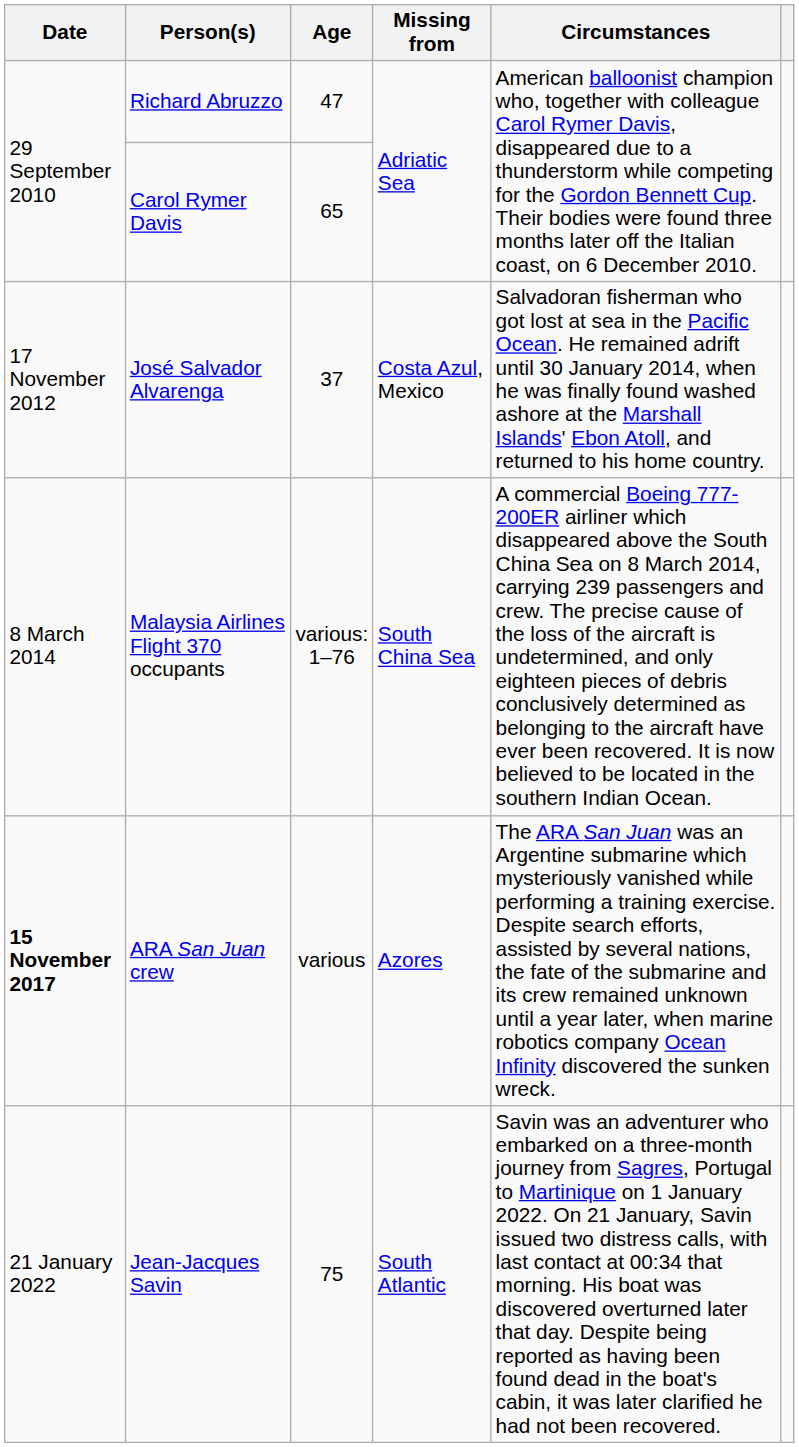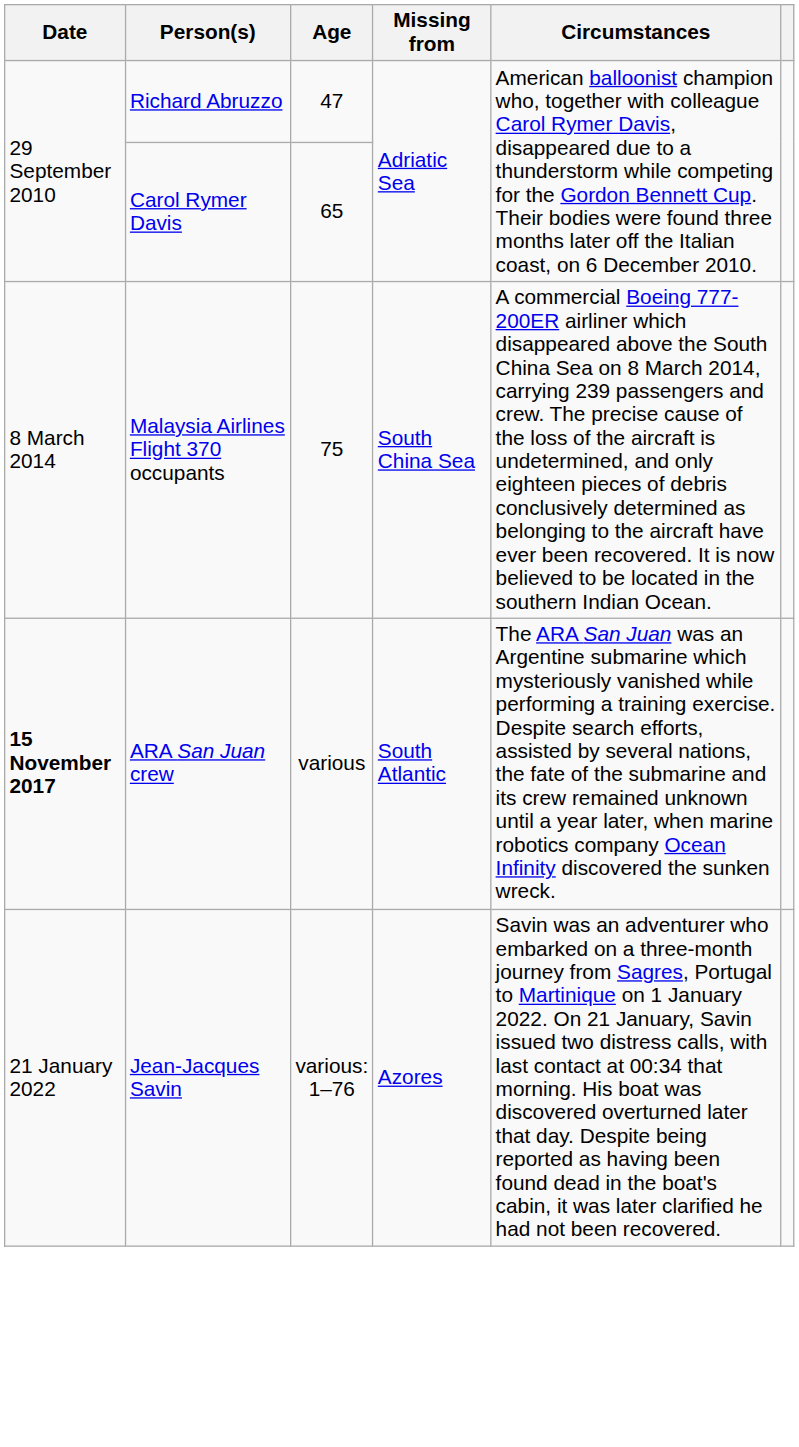- row: (196, 379)
(332, 646) various: 1–76 -> (332, 449) 75
(410, 960) Azores -> (412, 763) South Atlantic
(332, 1274) 75 -> (332, 1077) various: 1–76
(412, 1274) South Atlantic -> (410, 1077) Azores
